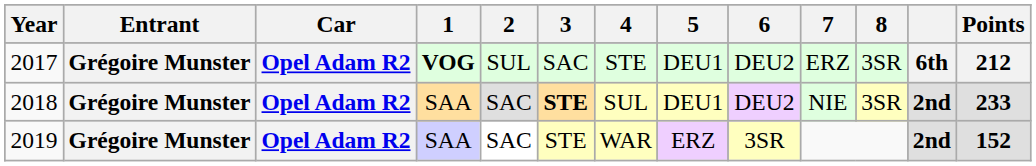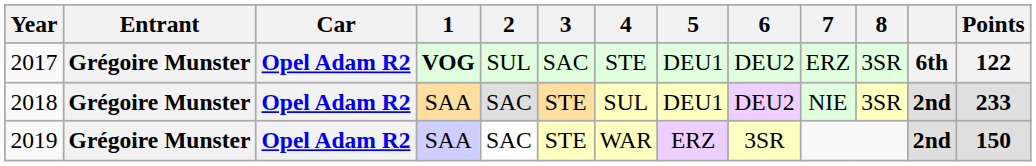(993, 62) 212 -> (993, 62) 122
(566, 101) bold -> (566, 101) normal
(993, 139) 152 -> (993, 139) 150
